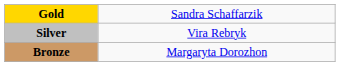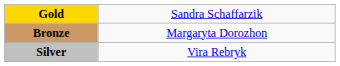rows swapped: (51, 33) <-> (51, 52)
